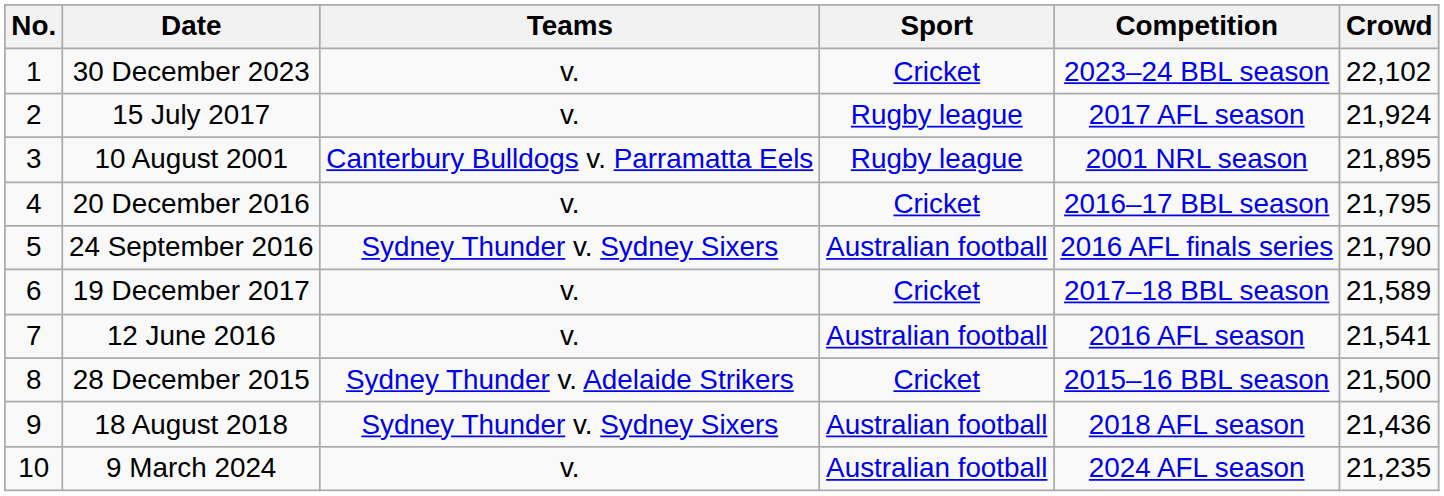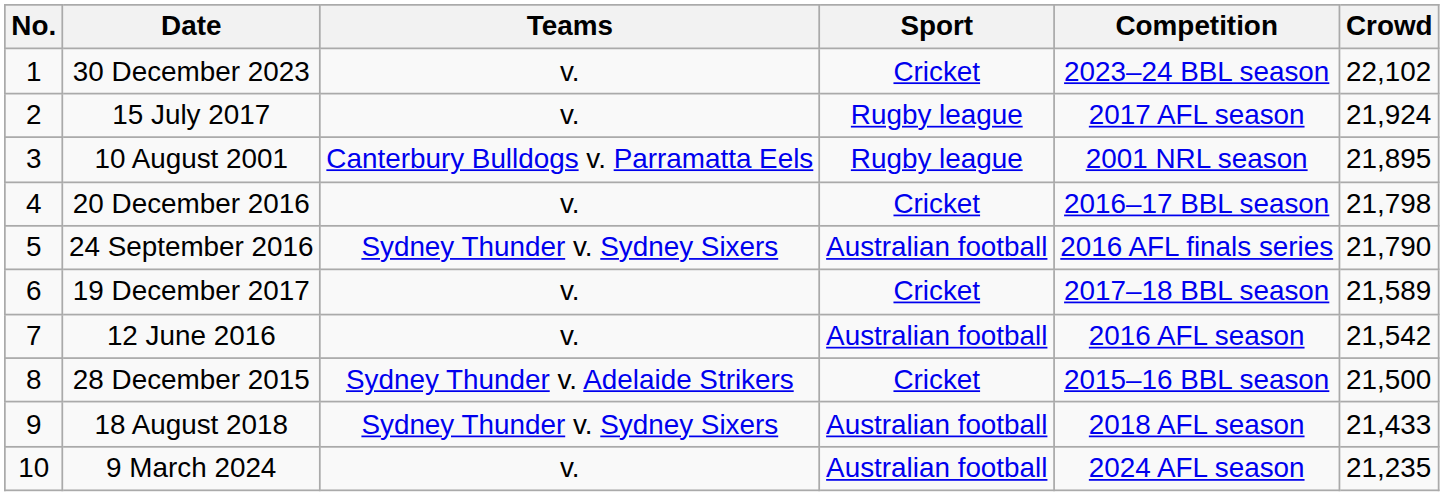(1389, 203) 21,795 -> (1389, 203) 21,798
(1389, 335) 21,541 -> (1389, 335) 21,542
(1389, 423) 21,436 -> (1389, 423) 21,433
